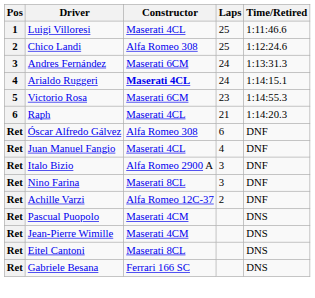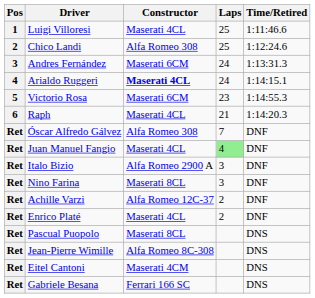(221, 132) 6 -> (221, 132) 7
(221, 149) no background -> (221, 149) lightgreen background
+ row: (54, 217)
(157, 217) Maserati 4CM -> (156, 234) Maserati 8CL
(157, 234) Maserati 4CM -> (170, 251) Alfa Romeo 8C-308
(156, 251) Maserati 8CL -> (157, 268) Maserati 4CM
